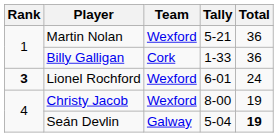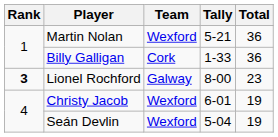(172, 79) Wexford -> (169, 79) Galway
(218, 79) 6-01 -> (218, 79) 8-00
(254, 79) 24 -> (254, 79) 23
(218, 100) 8-00 -> (218, 100) 6-01
(169, 121) Galway -> (172, 121) Wexford
(254, 121) bold -> (254, 121) normal
